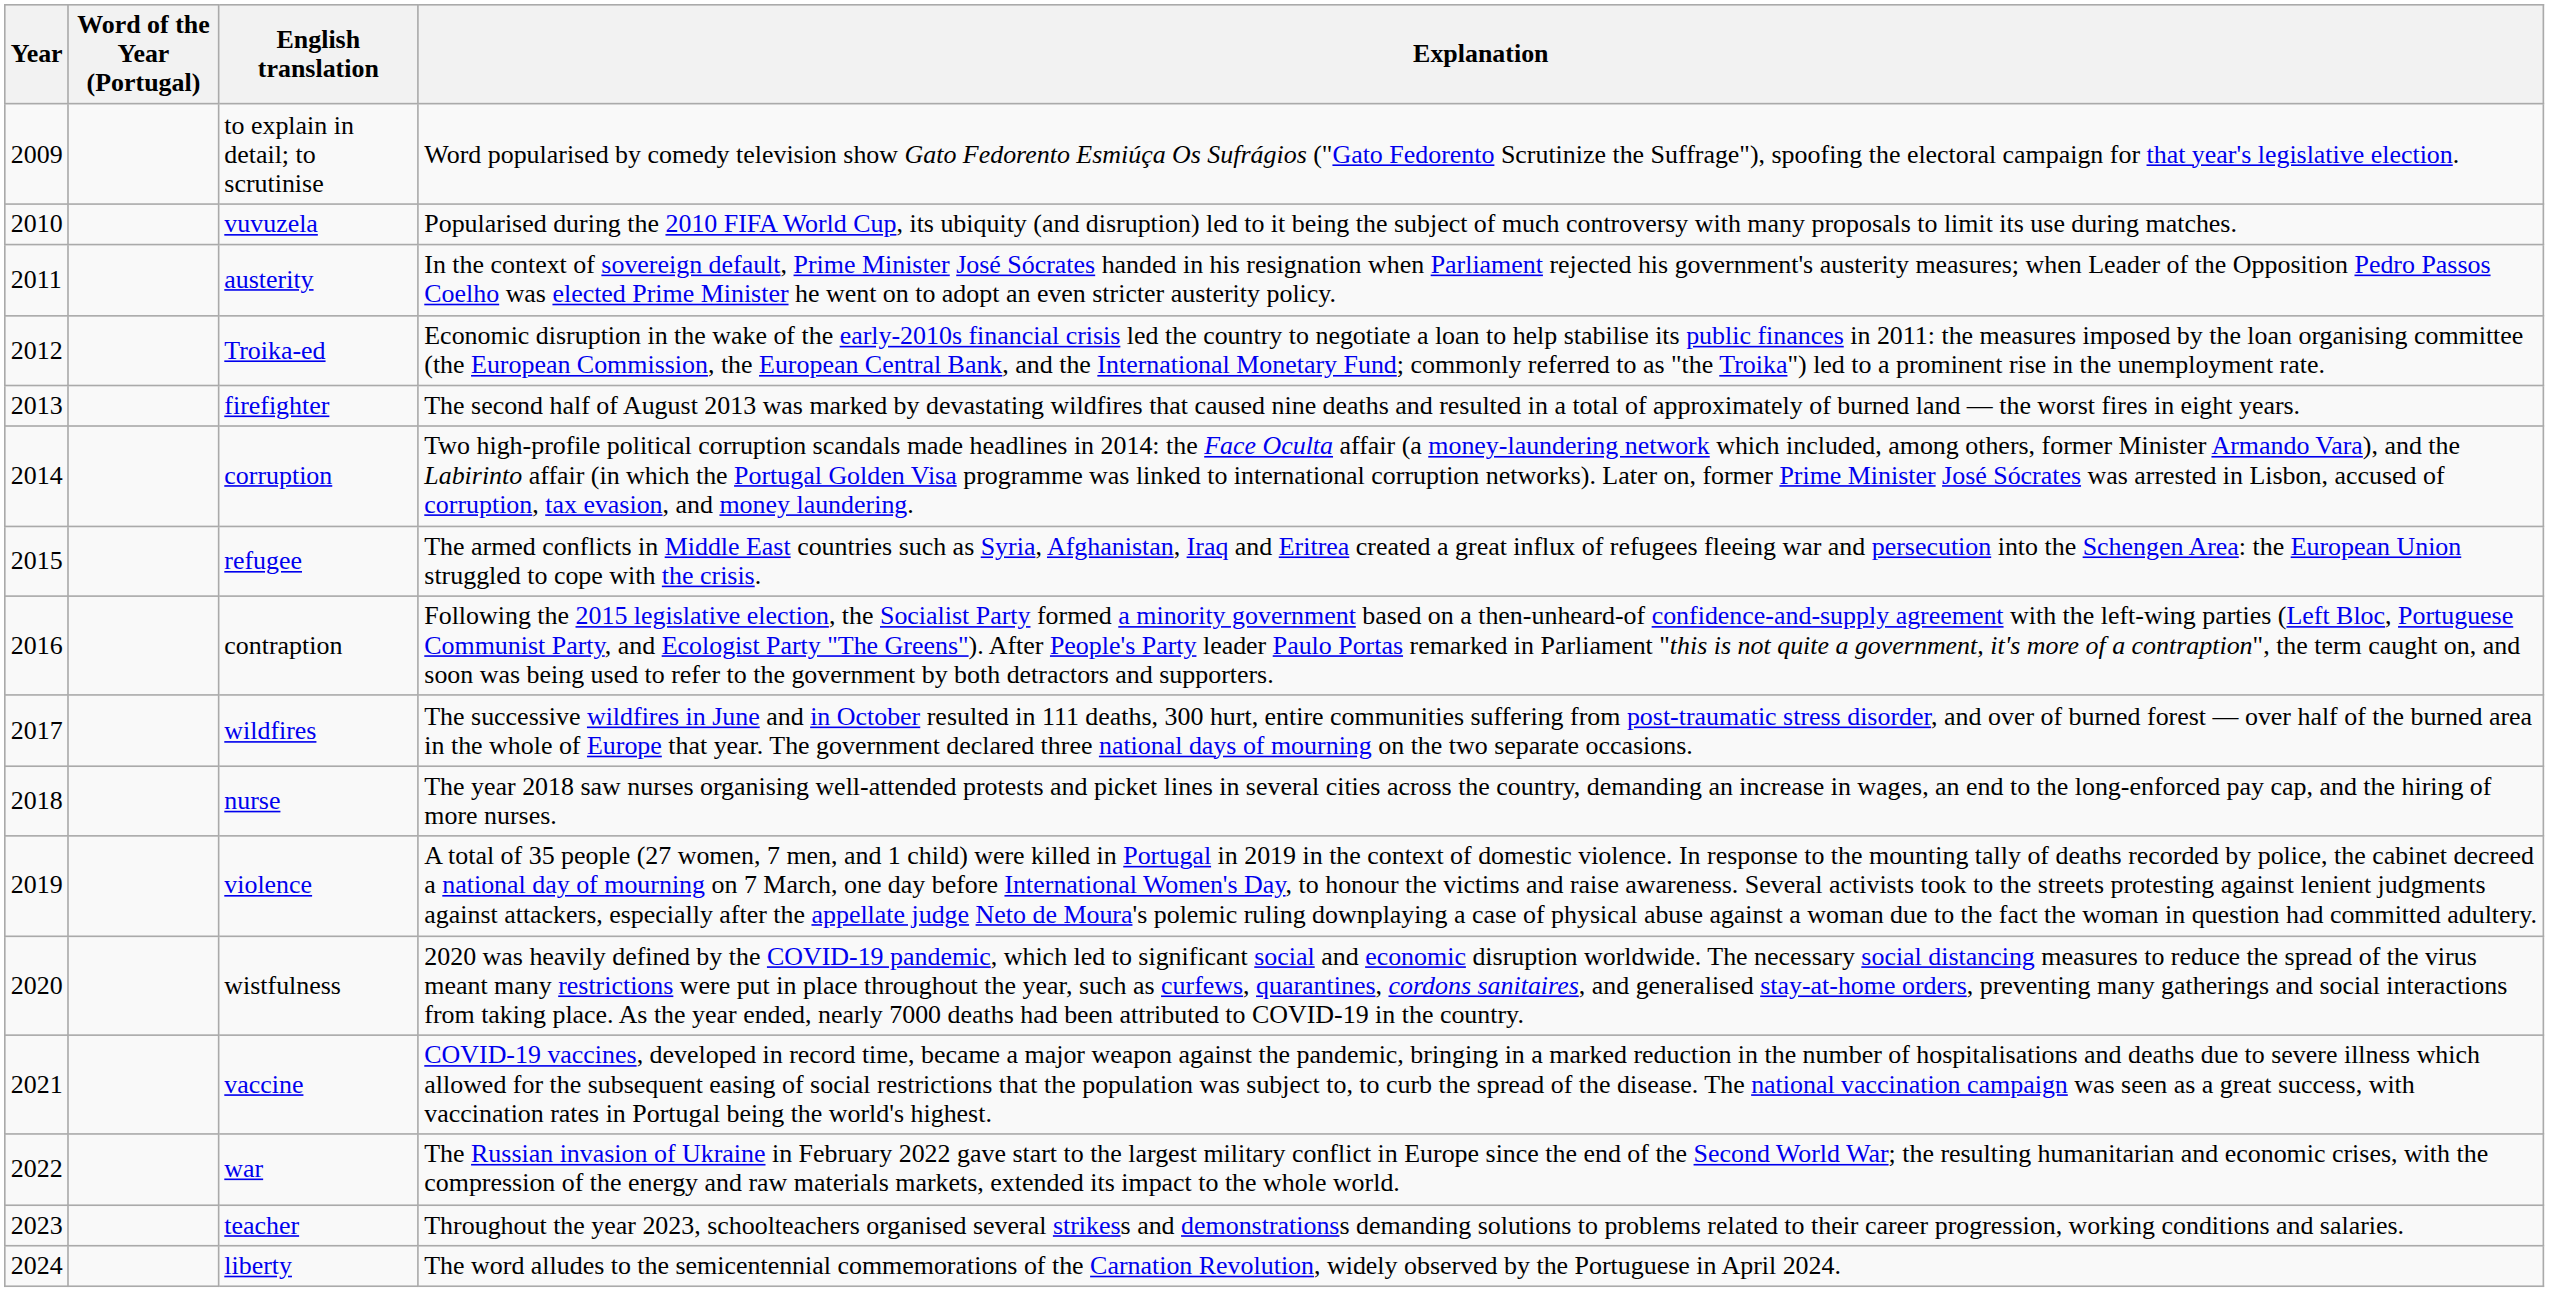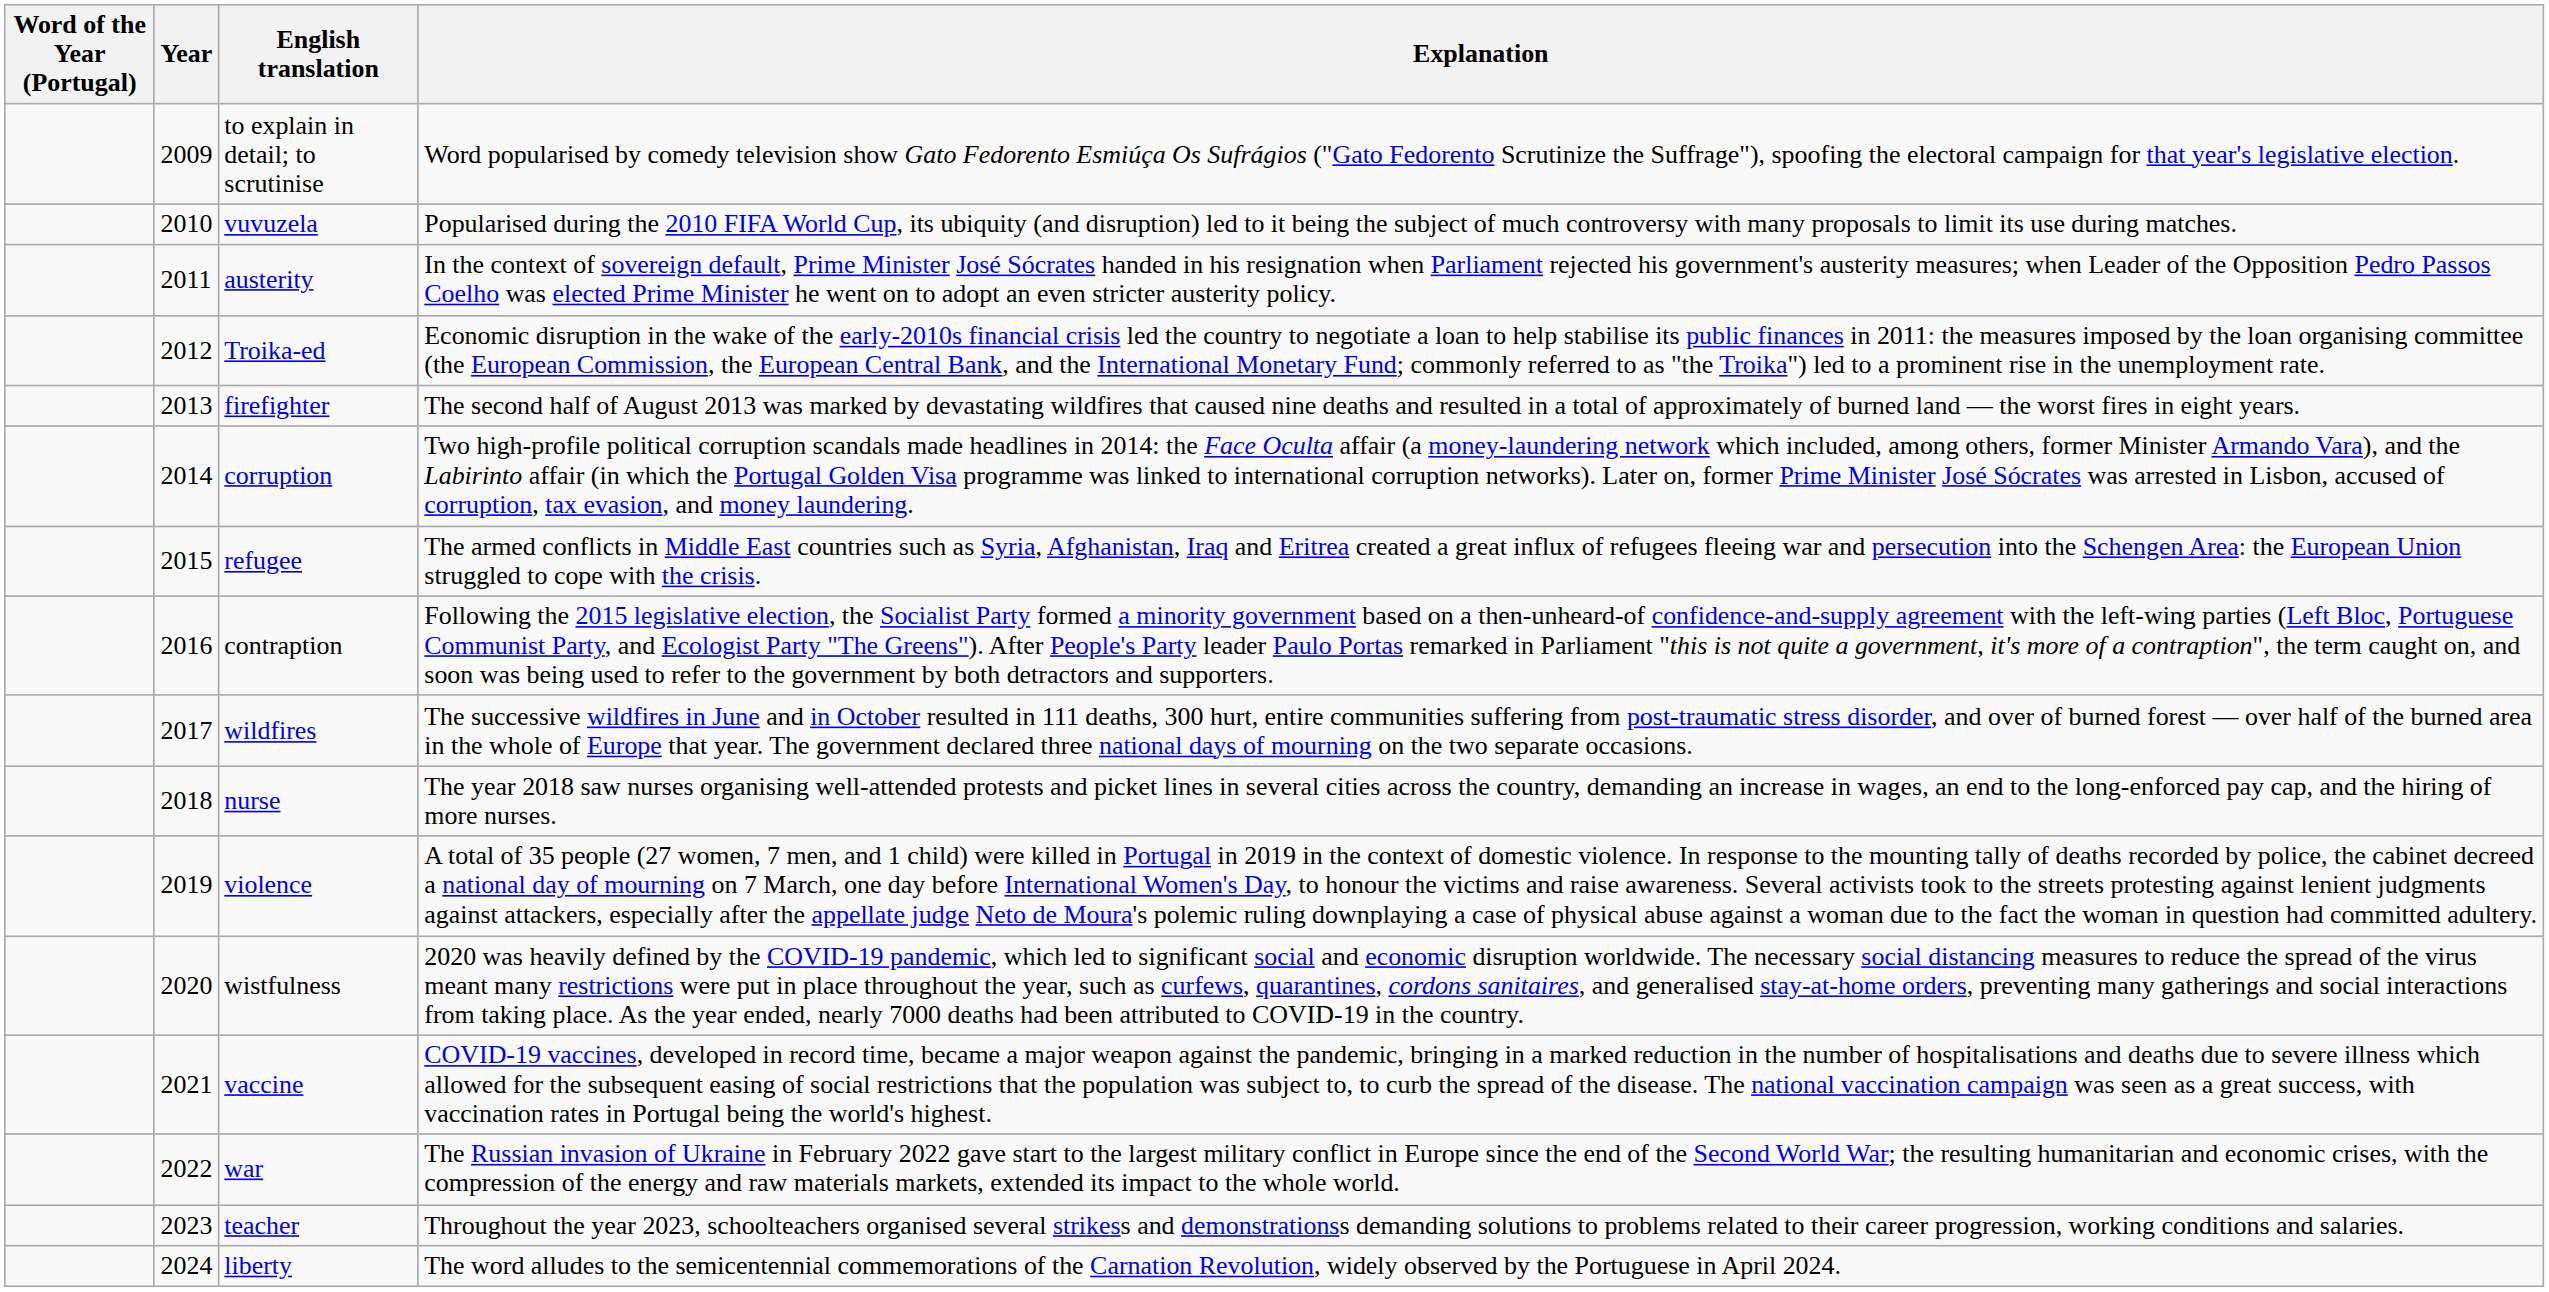columns swapped: (37, 54) <-> (143, 54)
